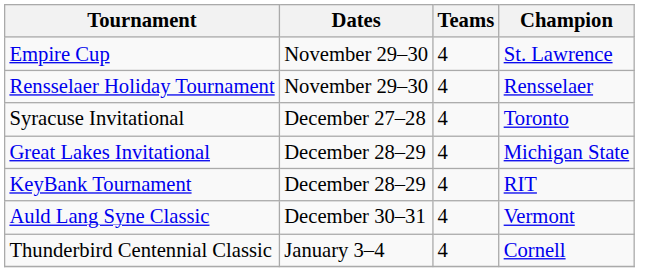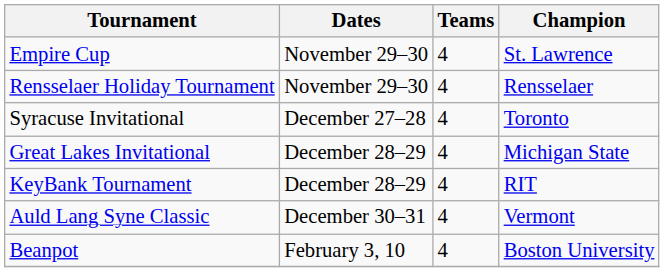- row: (141, 250)
+ row: (44, 250)
